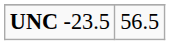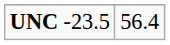(140, 22) 56.5 -> (140, 22) 56.4
